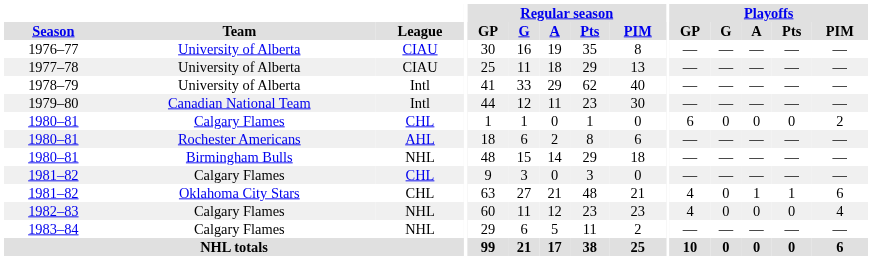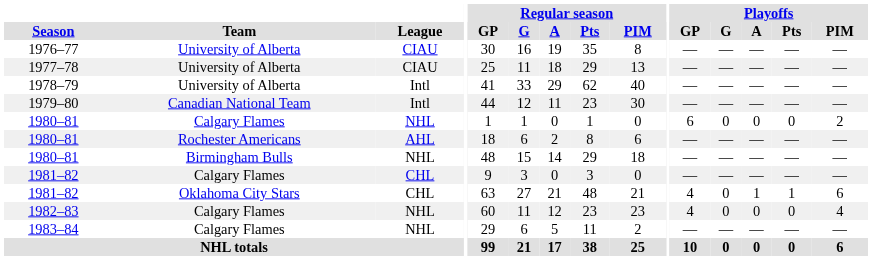(420, 121) CHL -> (420, 121) NHL
